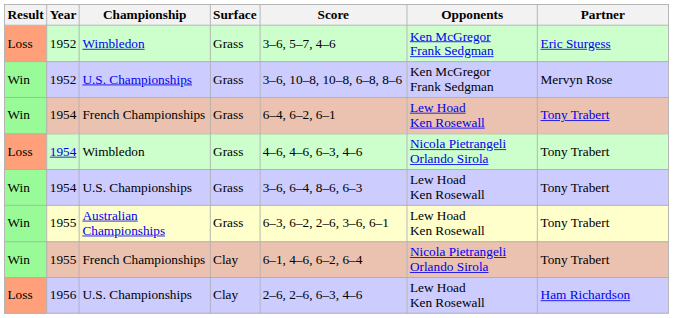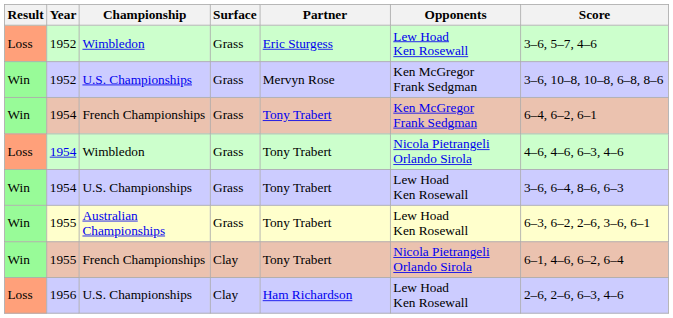columns swapped: (603, 15) <-> (333, 15)
(452, 43) Ken McGregor Frank Sedgman -> (431, 43) Lew Hoad Ken Rosewall
(447, 115) Lew Hoad Ken Rosewall -> (435, 115) Ken McGregor Frank Sedgman
